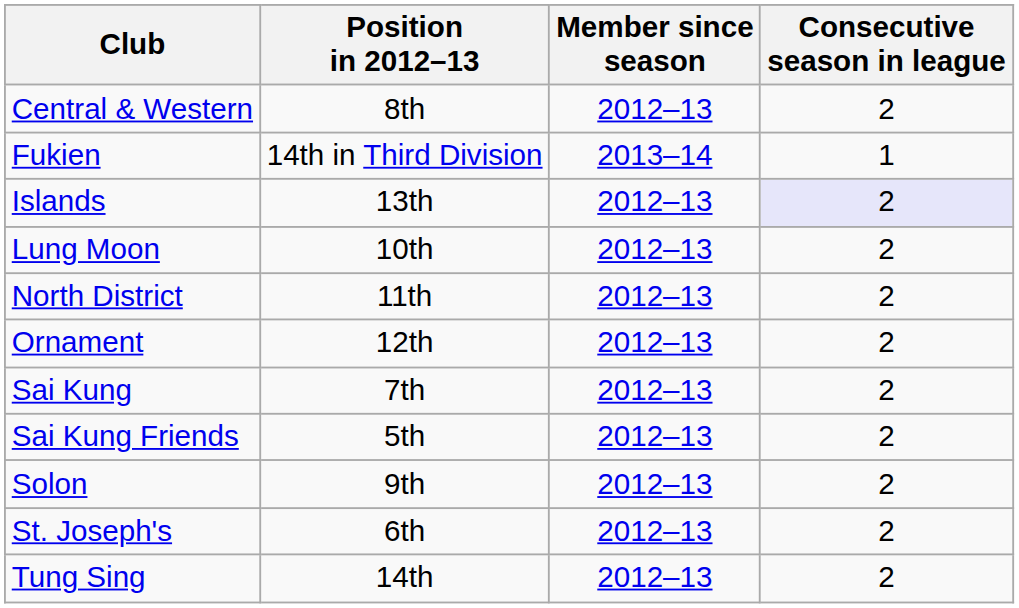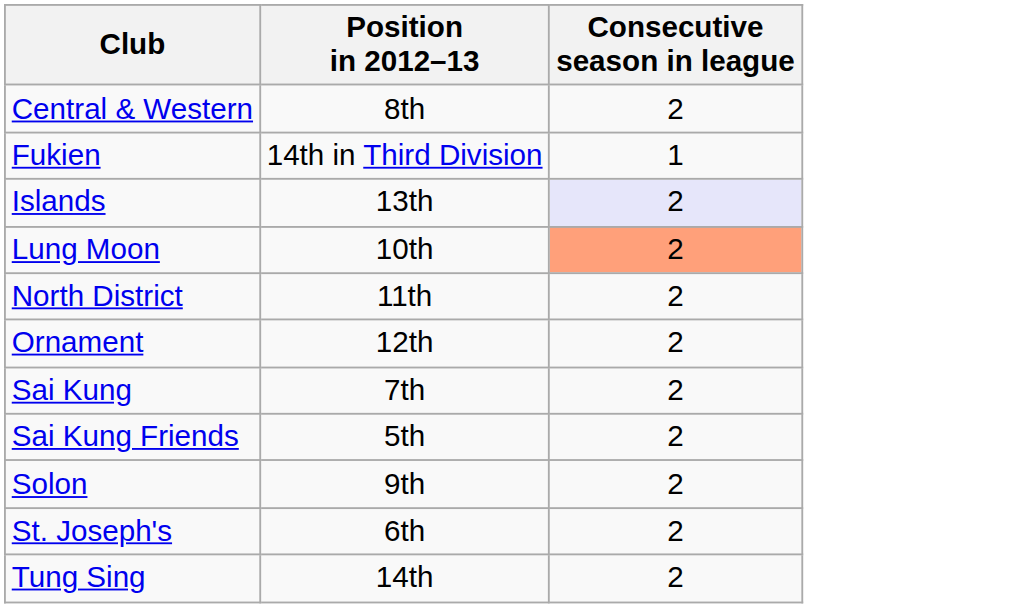- column: (655, 44)
(887, 249) no background -> (675, 249) lightsalmon background
